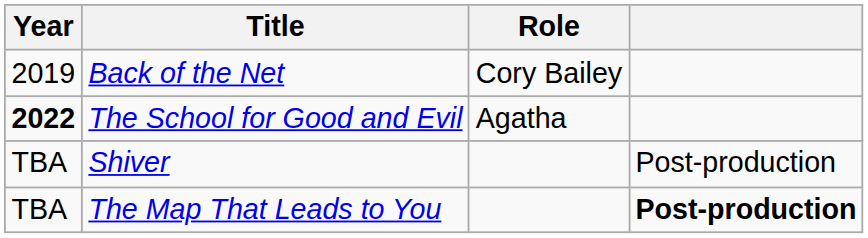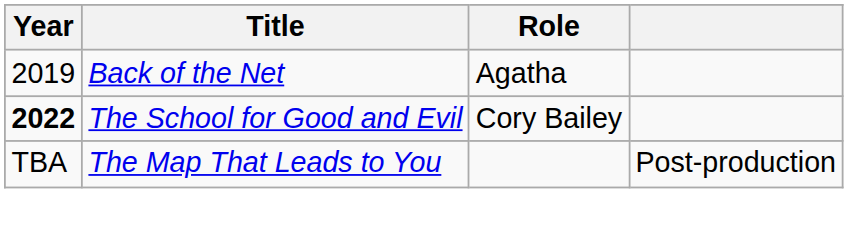(549, 72) Cory Bailey -> (521, 72) Agatha
(521, 118) Agatha -> (549, 118) Cory Bailey
- row: (129, 163)
(746, 208) bold -> (736, 163) normal
